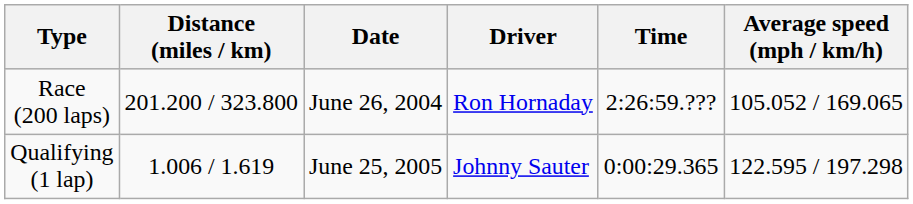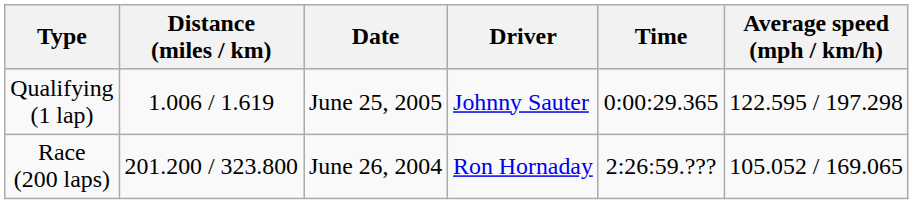rows swapped: (62, 166) <-> (62, 101)
